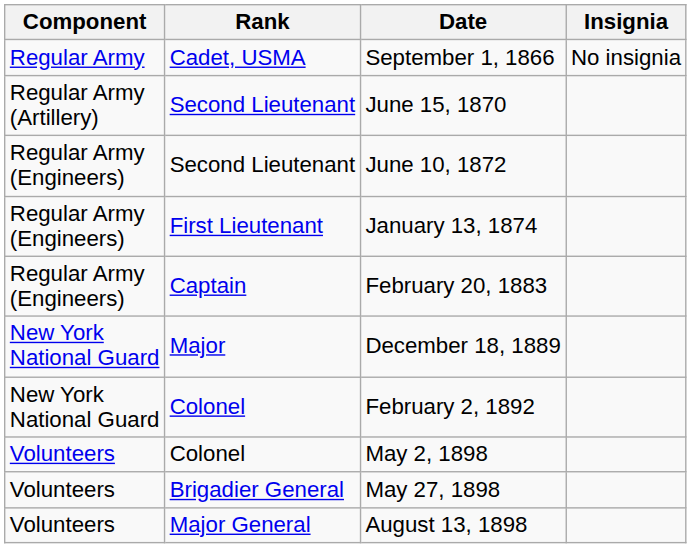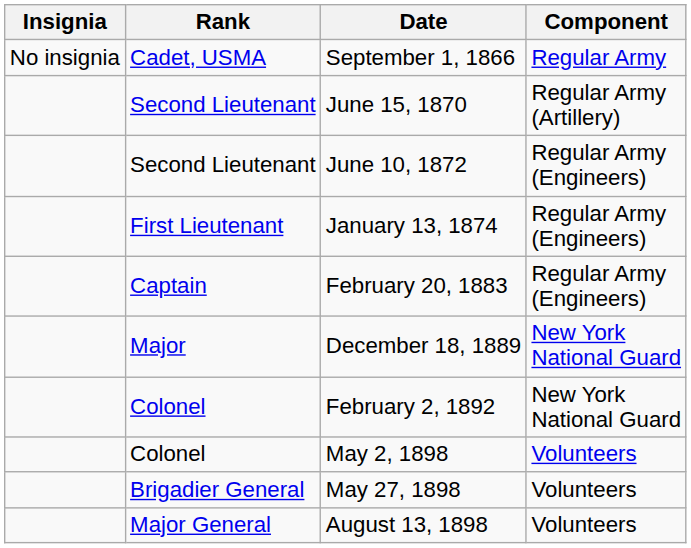columns swapped: (626, 22) <-> (85, 22)
